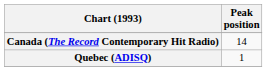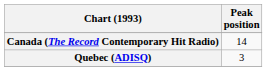(242, 58) 1 -> (242, 58) 3
